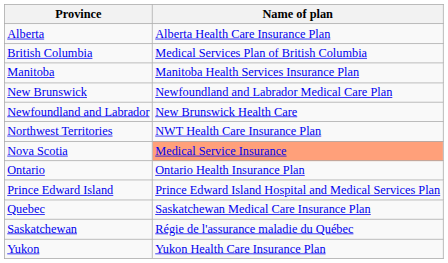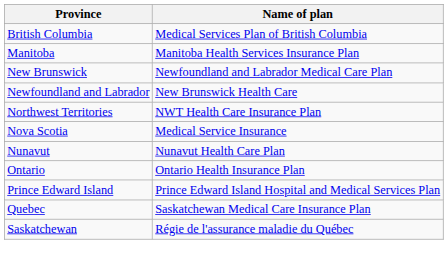- row: (26, 33)
(221, 151) lightsalmon background -> (221, 131) no background
+ row: (28, 151)
- row: (23, 248)
